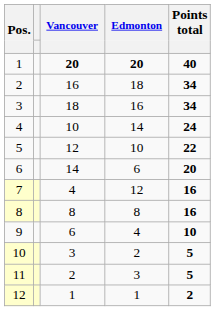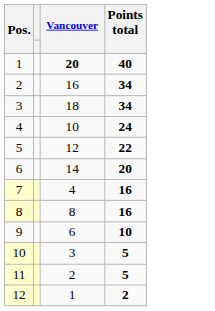- column: (137, 47)
